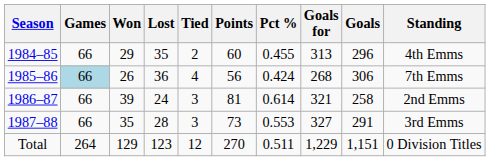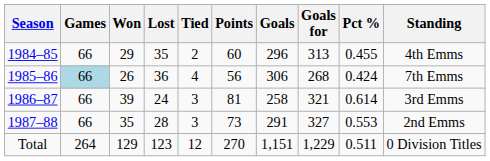columns swapped: (278, 23) <-> (363, 23)
(434, 99) 2nd Emms -> (434, 99) 3rd Emms
(434, 122) 3rd Emms -> (434, 122) 2nd Emms
